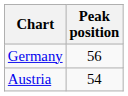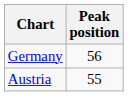(94, 79) 54 -> (94, 79) 55
